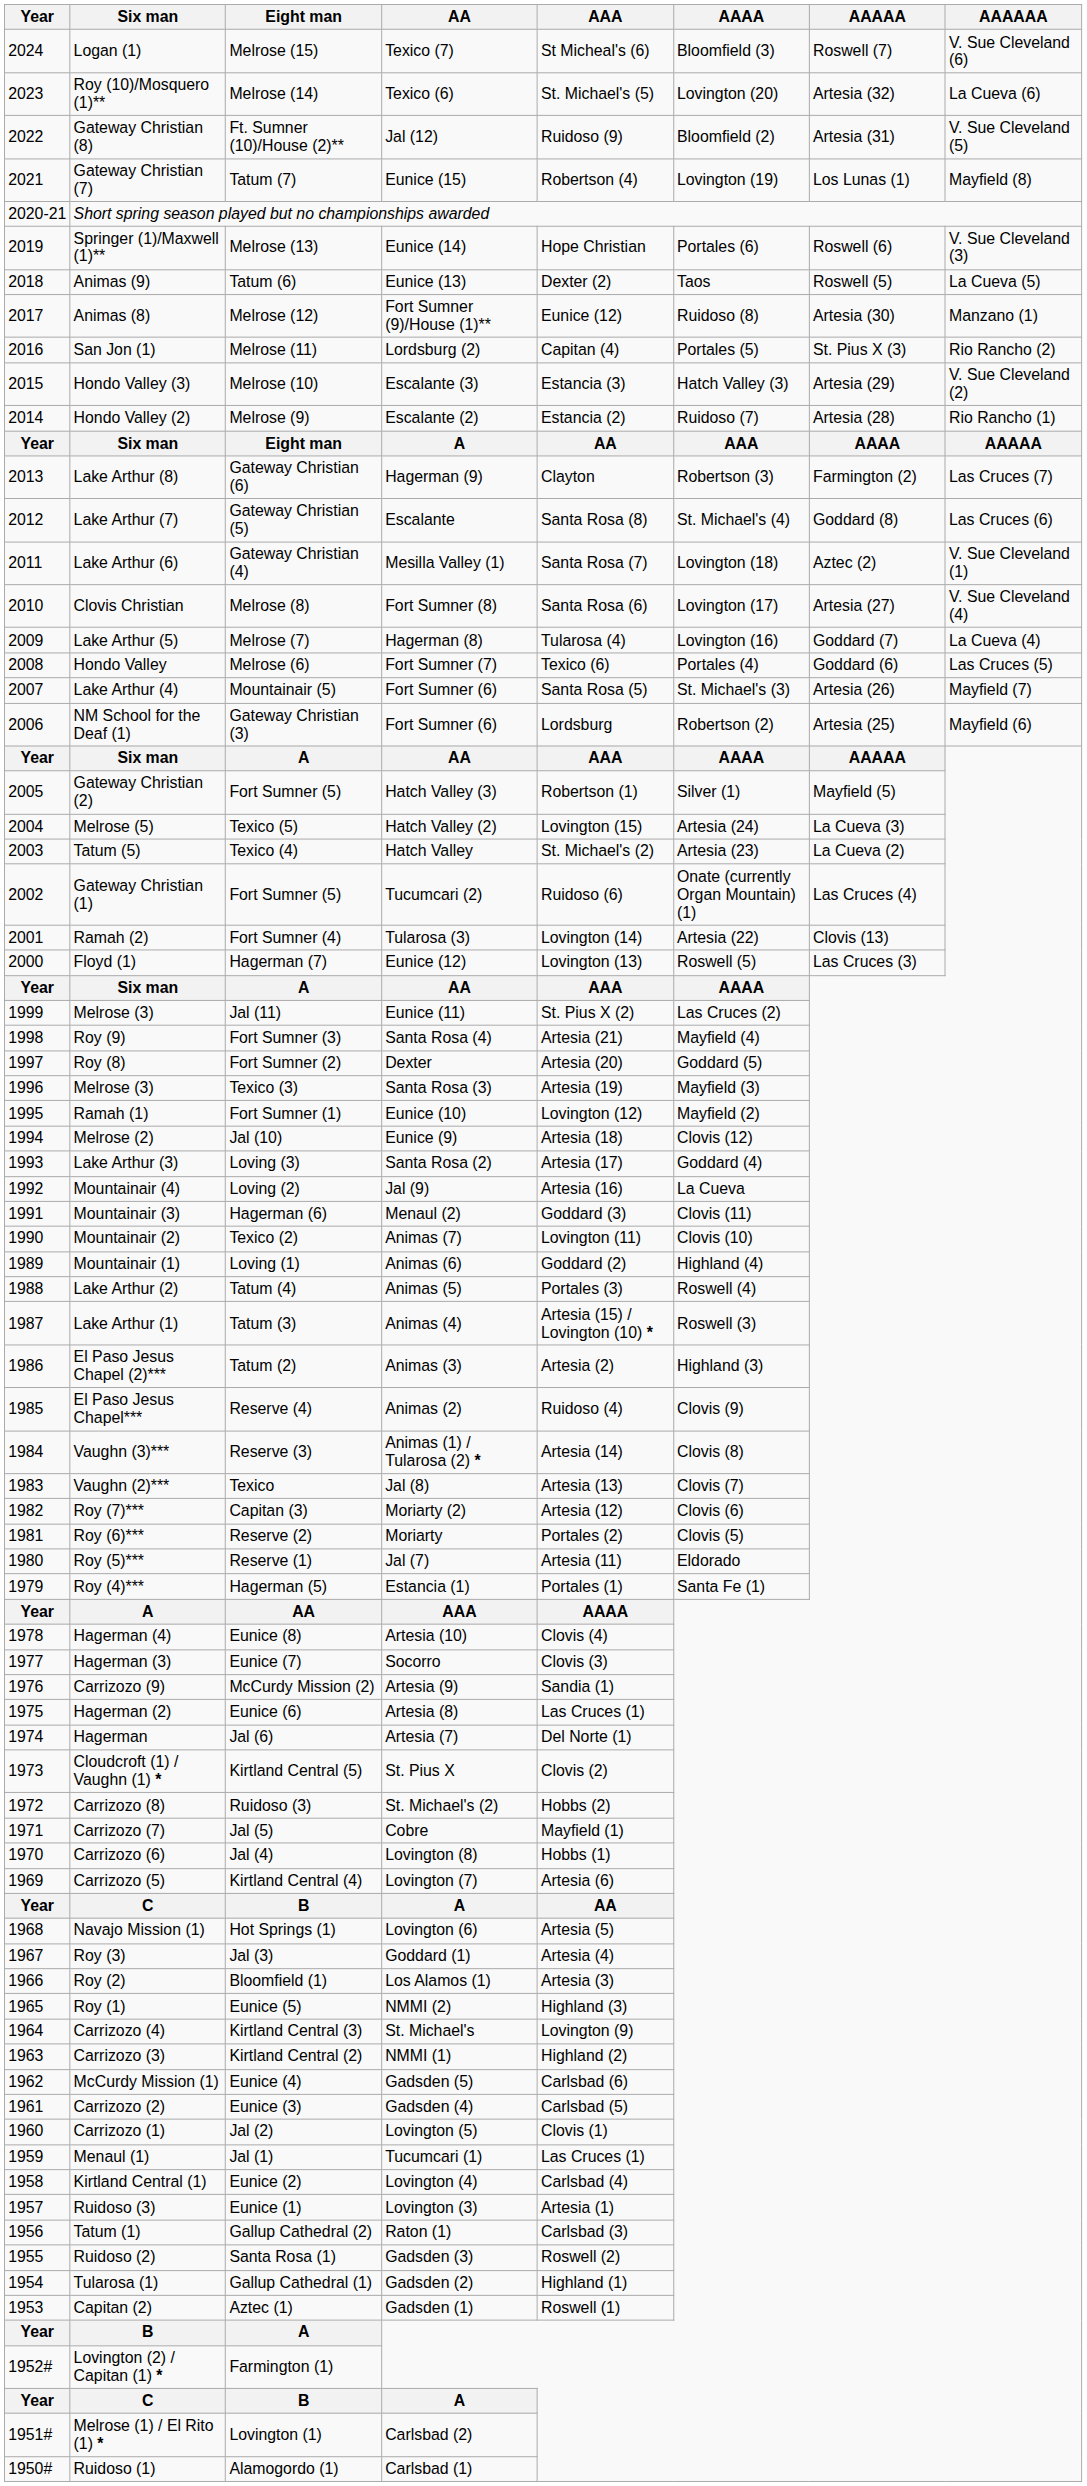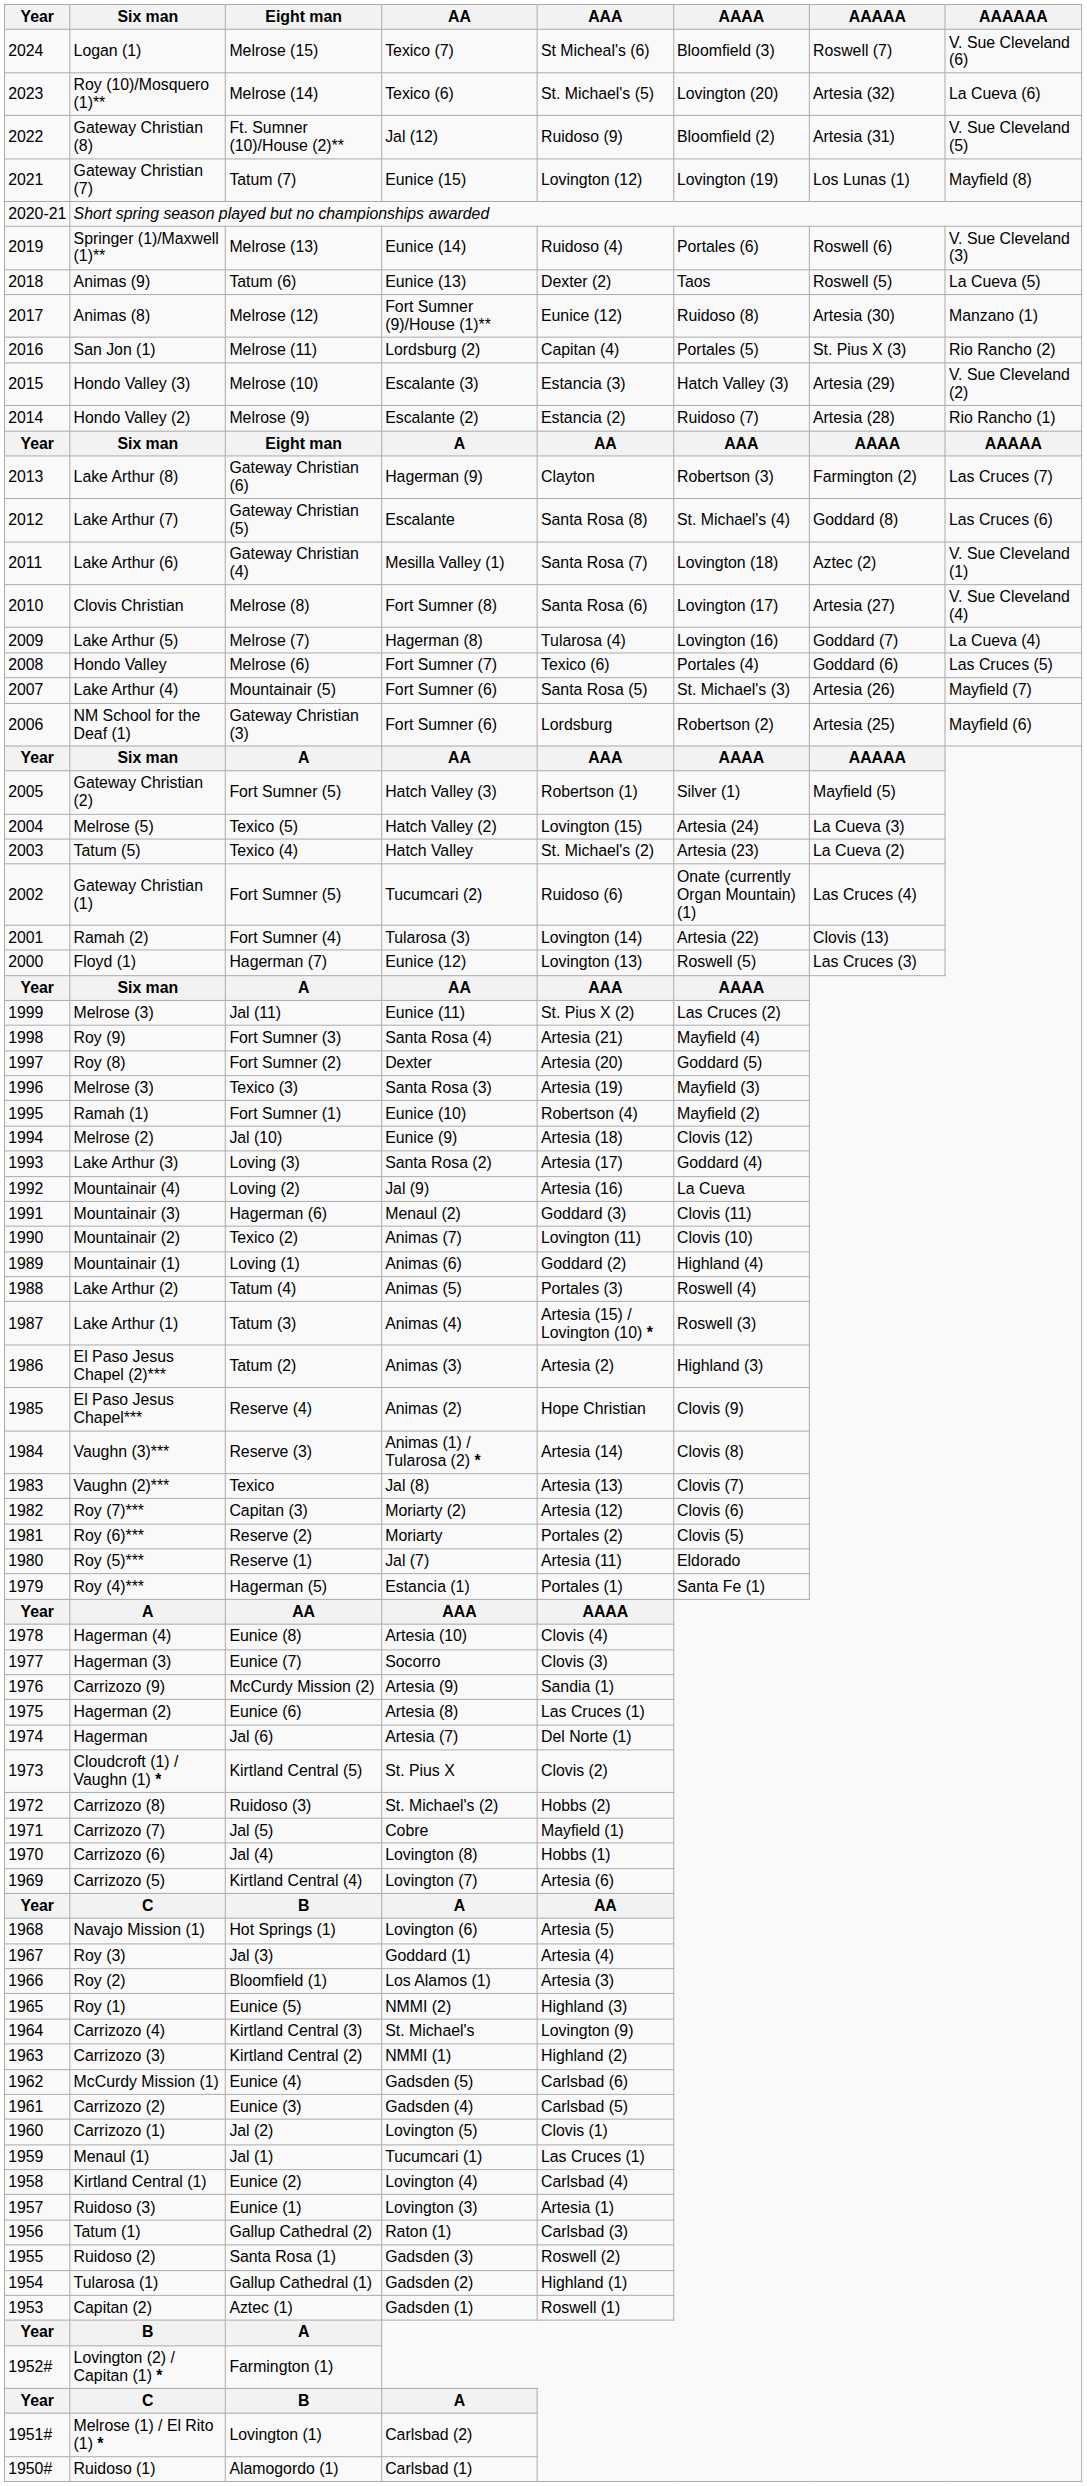(589, 179) Robertson (4) -> (592, 179) Lovington (12)
(593, 247) Hope Christian -> (582, 247) Ruidoso (4)
(592, 1113) Lovington (12) -> (589, 1113) Robertson (4)
(582, 1409) Ruidoso (4) -> (593, 1409) Hope Christian
